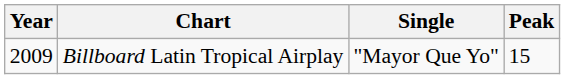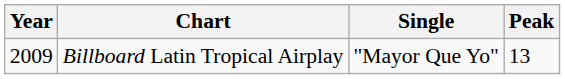(520, 55) 15 -> (520, 55) 13
